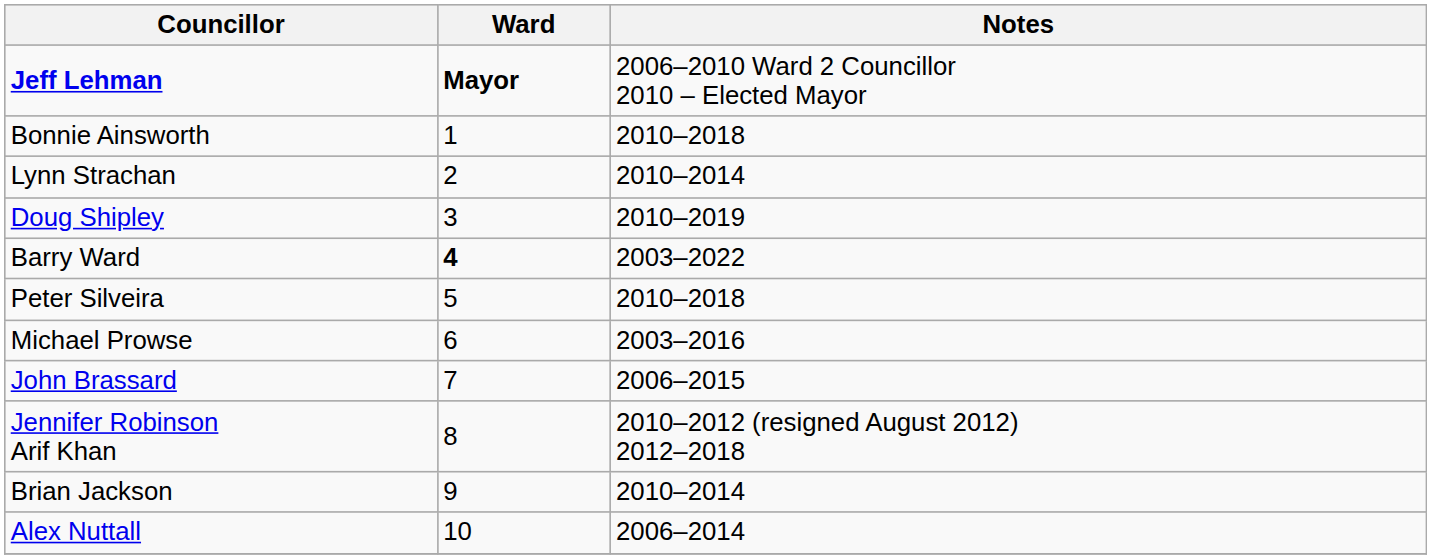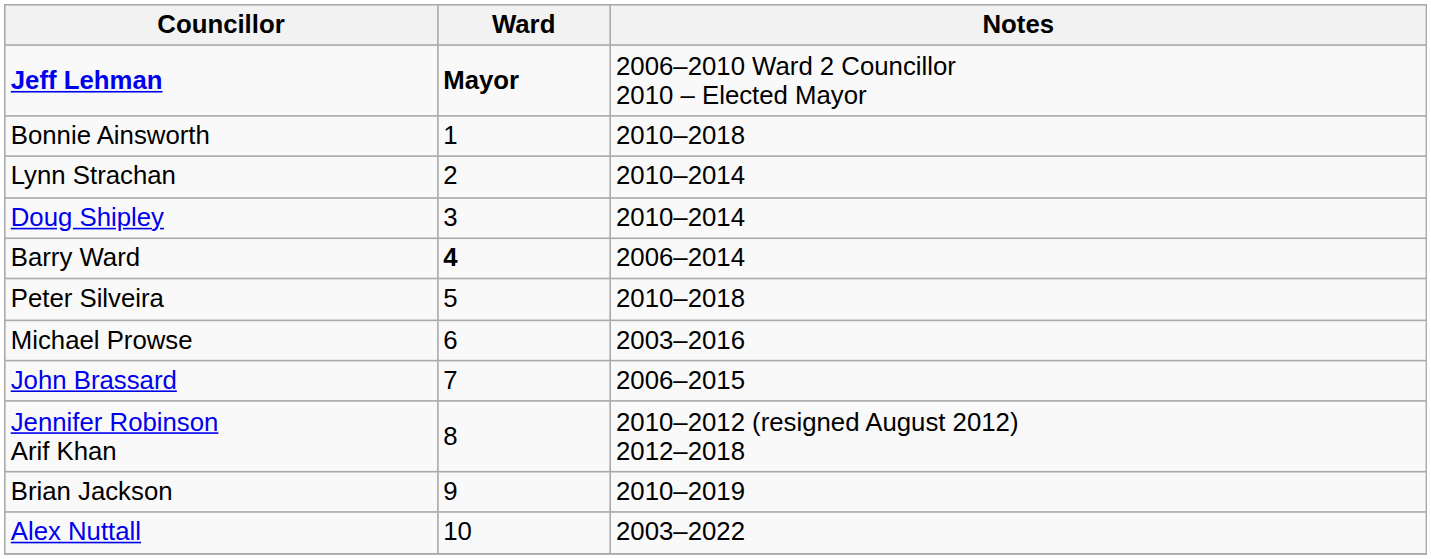(681, 217) 2010–2019 -> (681, 217) 2010–2014
(681, 258) 2003–2022 -> (681, 258) 2006–2014
(681, 491) 2010–2014 -> (681, 491) 2010–2019
(681, 532) 2006–2014 -> (681, 532) 2003–2022
